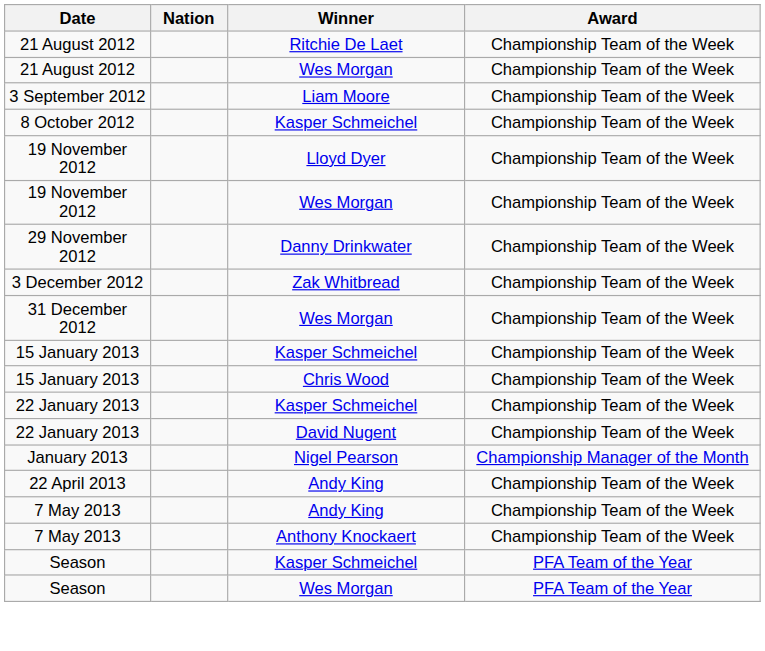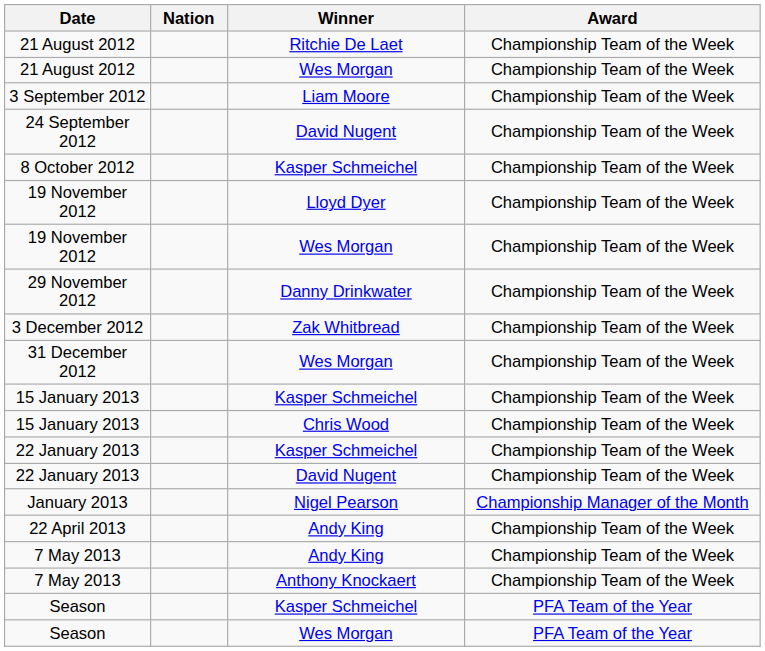+ row: (77, 132)
